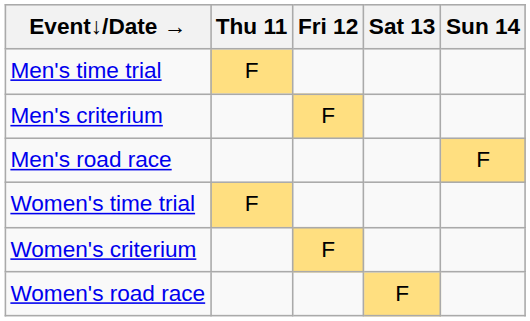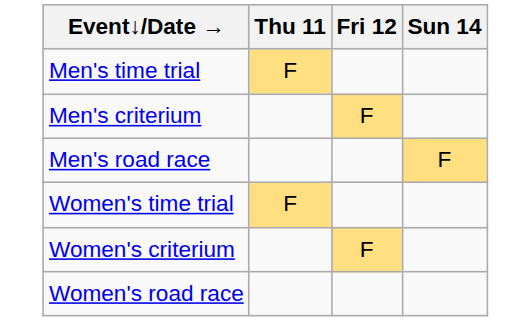- column: (402, 26)
